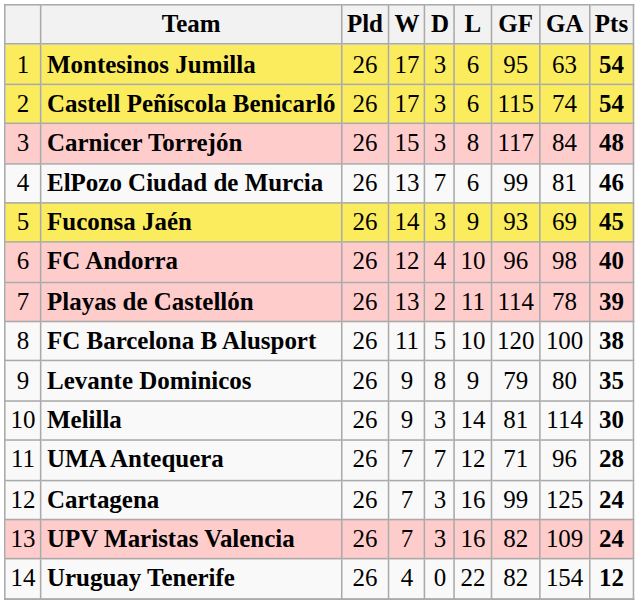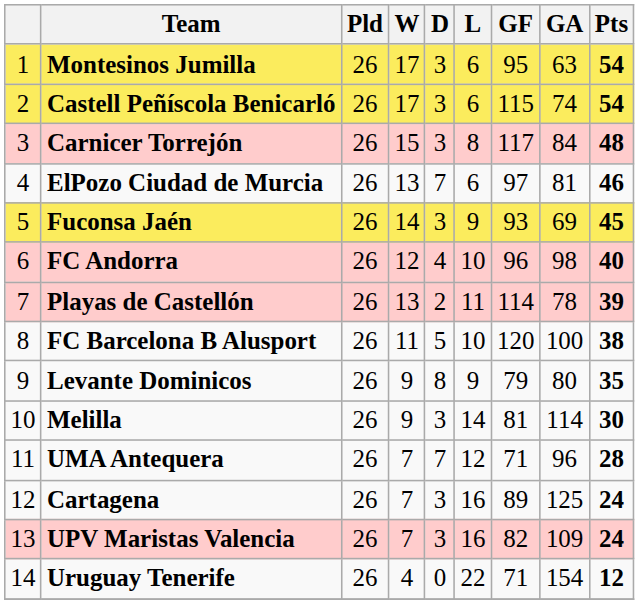(516, 182) 99 -> (516, 182) 97
(516, 499) 99 -> (516, 499) 89
(516, 578) 82 -> (516, 578) 71
